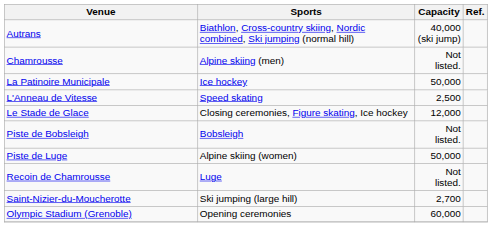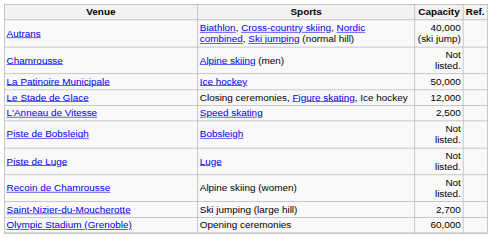rows swapped: (52, 97) <-> (48, 113)
(248, 155) Alpine skiing (women) -> (211, 161) Luge
(446, 155) 50,000 -> (448, 161) Not listed.
(211, 177) Luge -> (248, 188) Alpine skiing (women)
